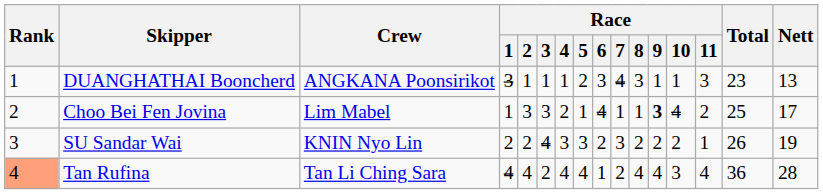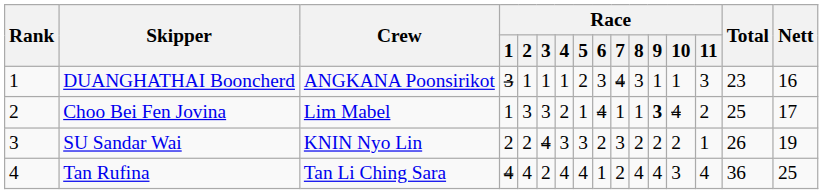(788, 81) 13 -> (788, 81) 16
(14, 173) lightsalmon background -> (14, 173) no background
(788, 173) 28 -> (788, 173) 25
